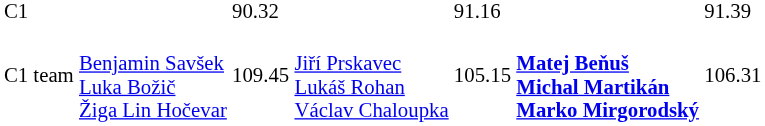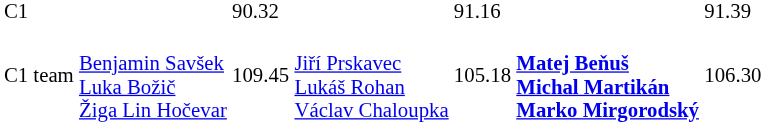(482, 75) 105.15 -> (482, 75) 105.18
(733, 75) 106.31 -> (733, 75) 106.30
